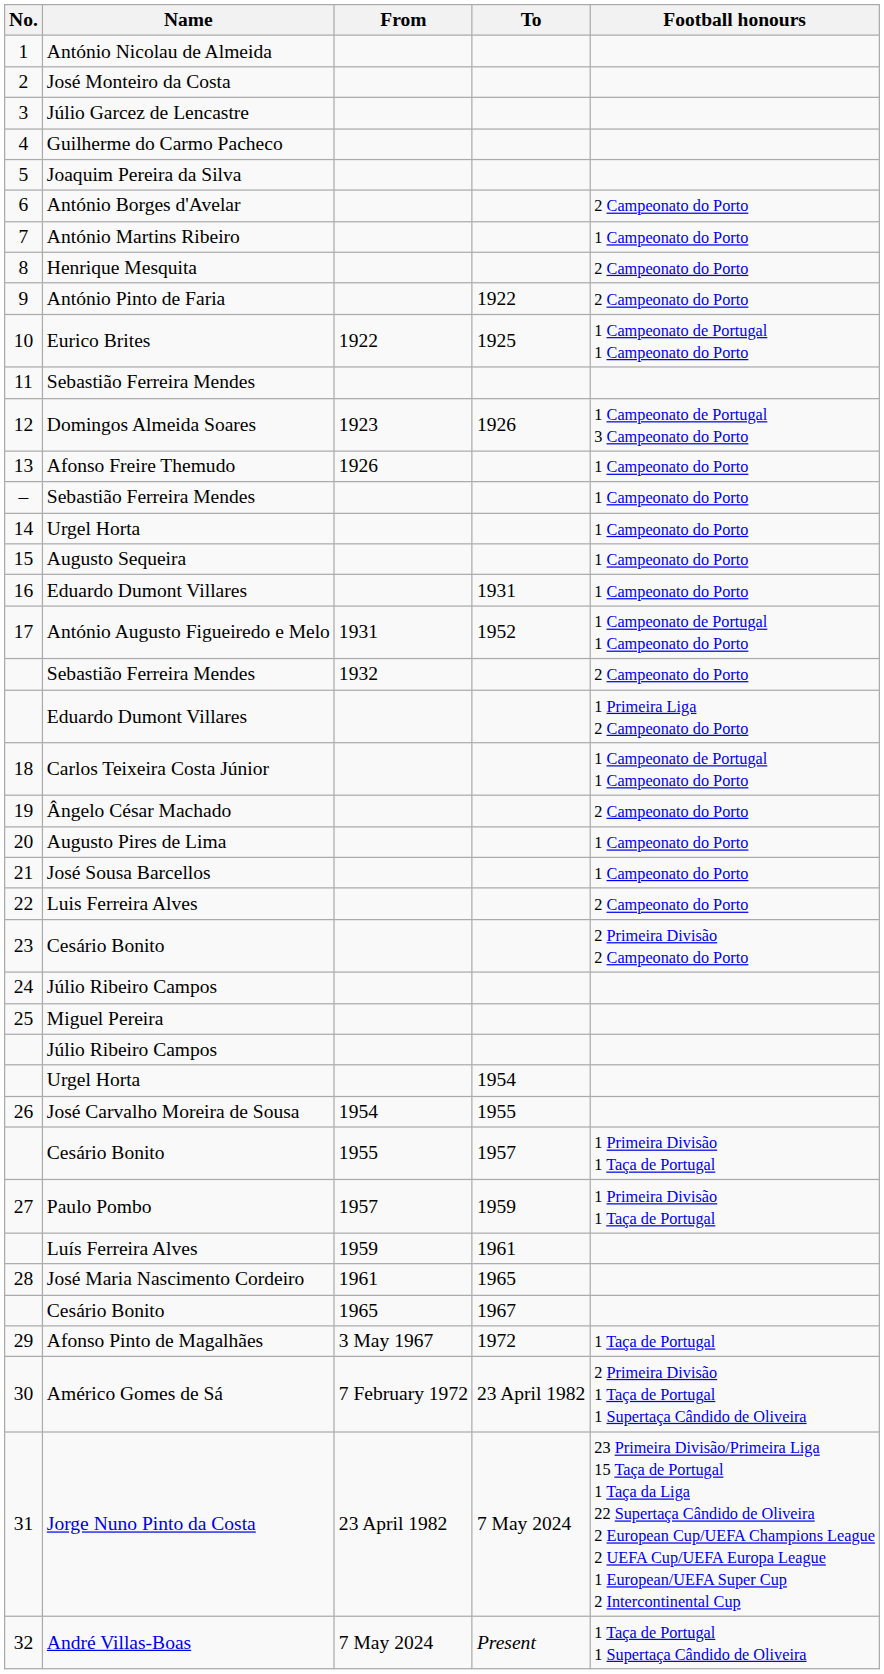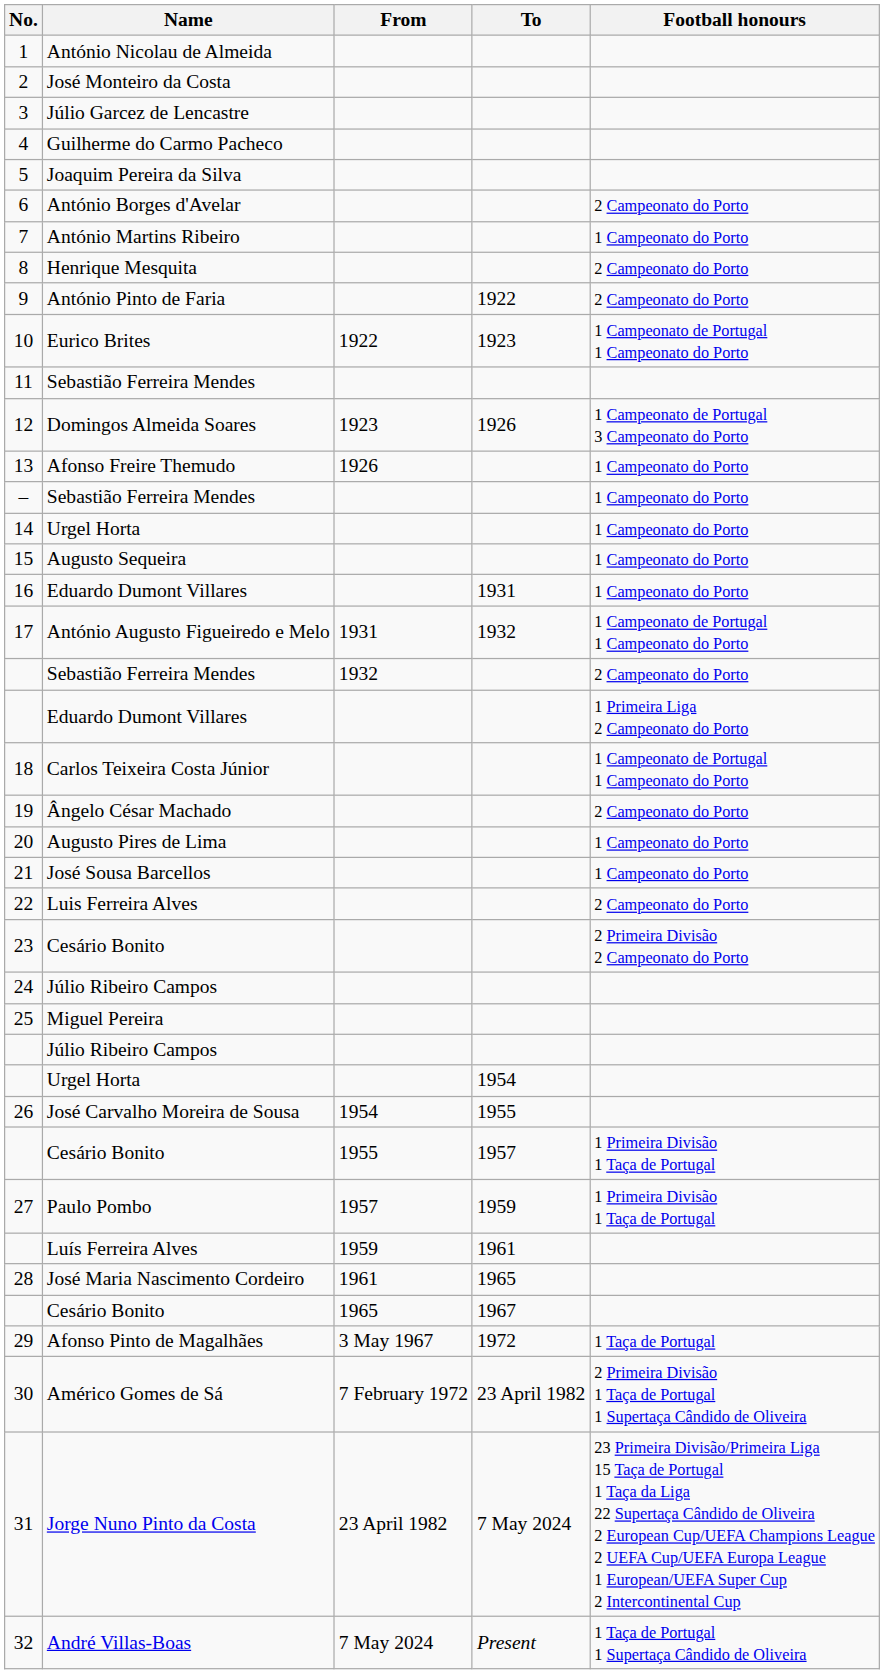(496, 340) 1925 -> (496, 340) 1923
(496, 632) 1952 -> (496, 632) 1932
